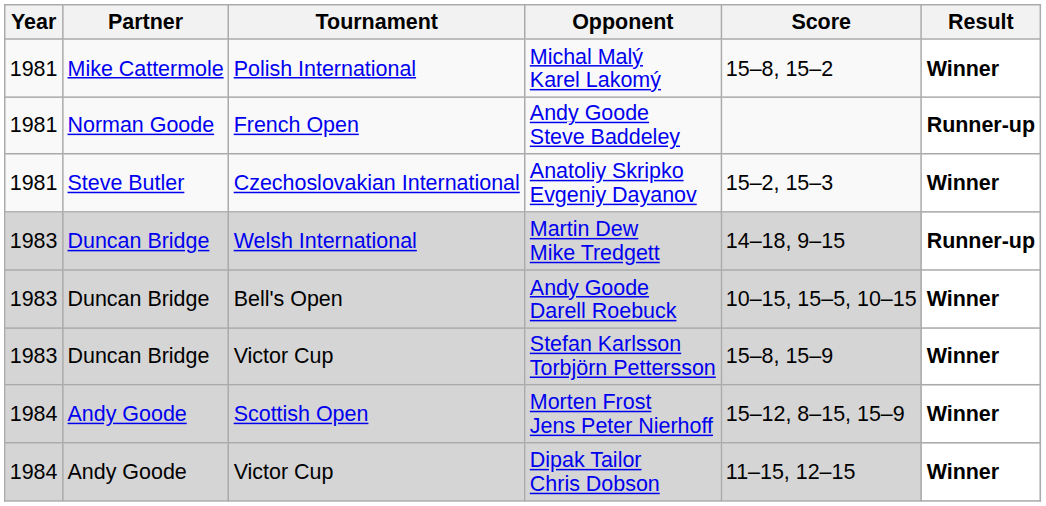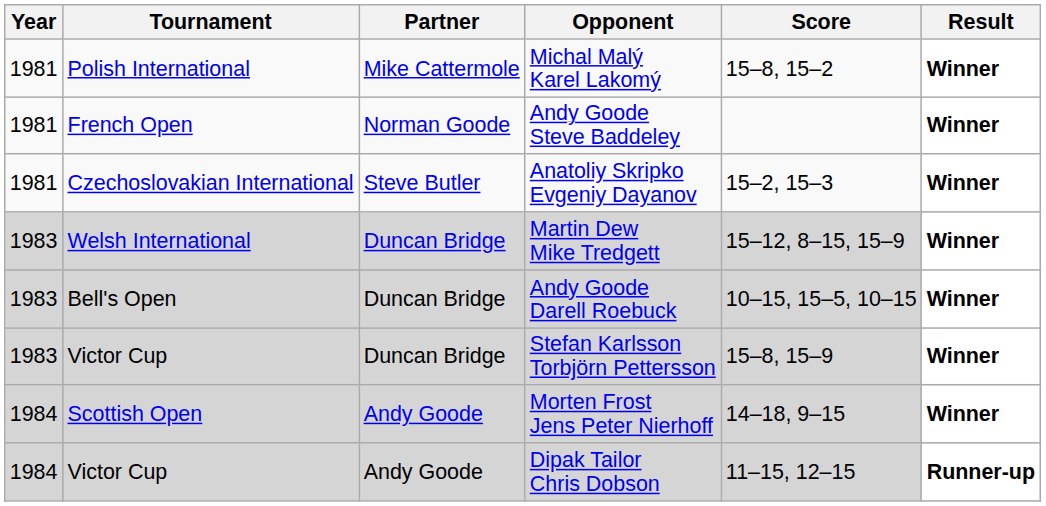columns swapped: (377, 22) <-> (146, 22)
(981, 126) Runner-up -> (963, 126) Winner
(785, 241) 14–18, 9–15 -> (815, 241) 15–12, 8–15, 15–9
(981, 241) Runner-up -> (963, 241) Winner
(815, 414) 15–12, 8–15, 15–9 -> (785, 414) 14–18, 9–15
(963, 472) Winner -> (981, 472) Runner-up
